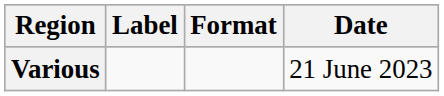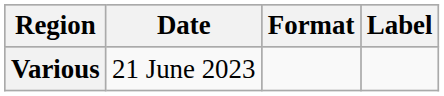columns swapped: (361, 25) <-> (145, 25)
